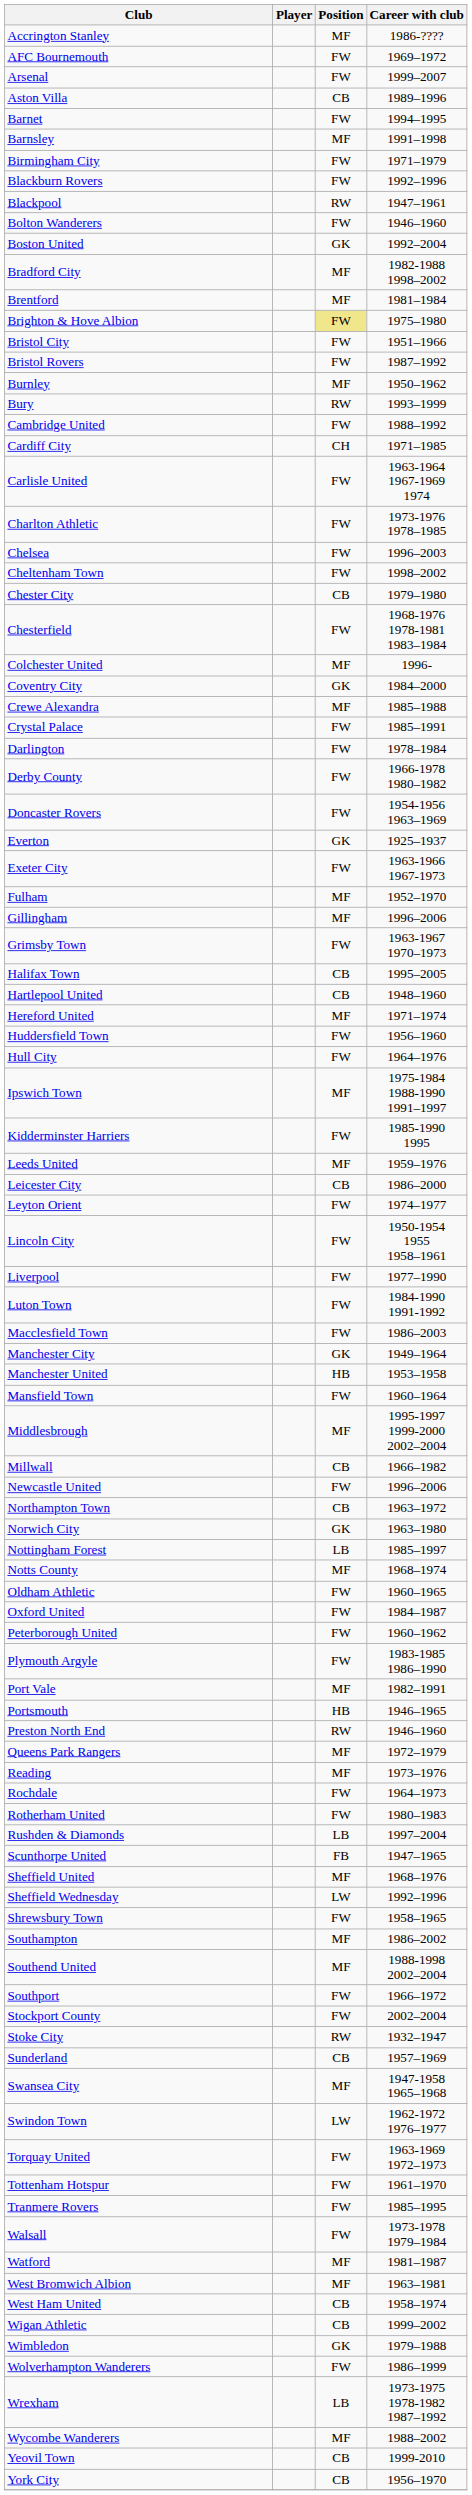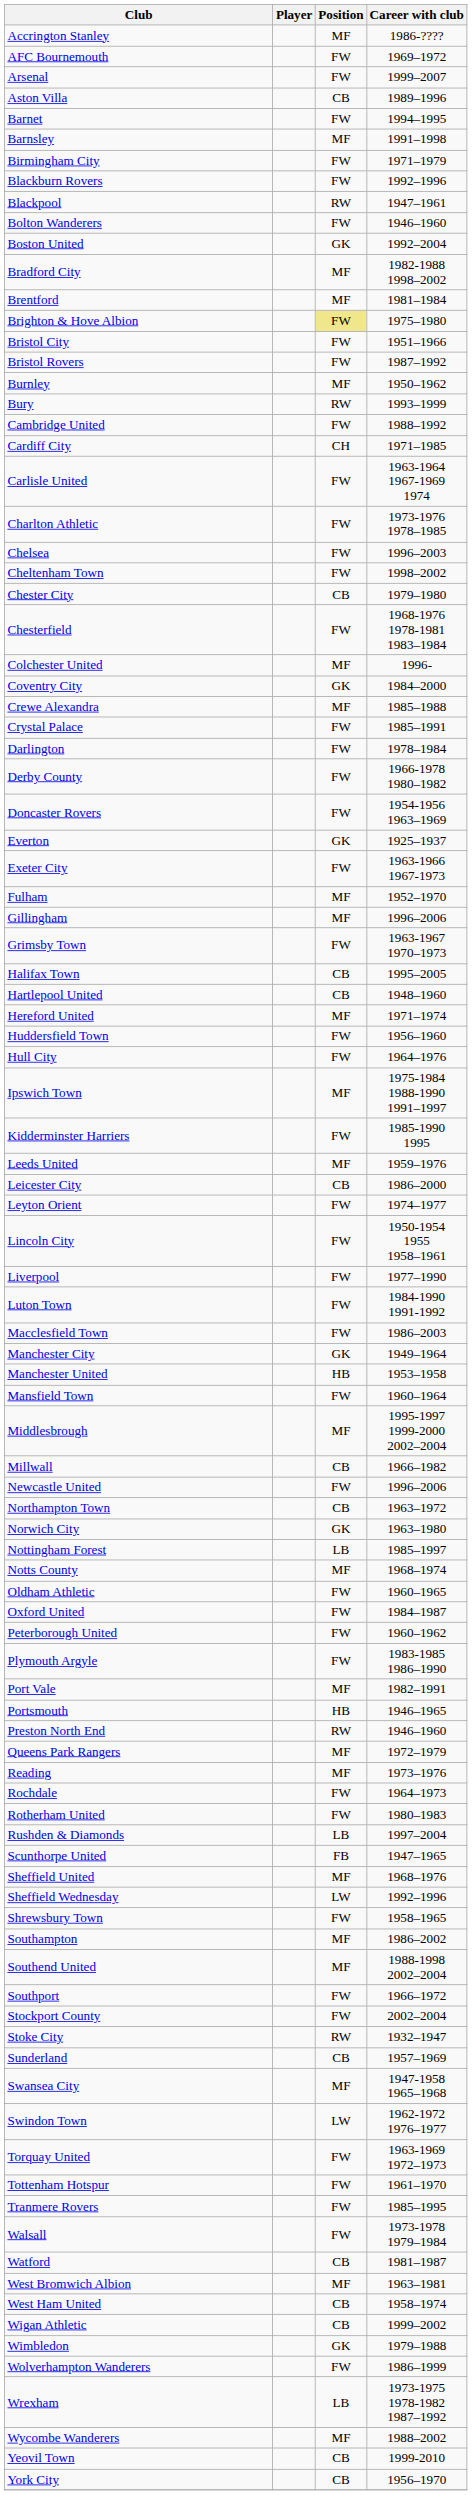(341, 2262) MF -> (341, 2262) CB
